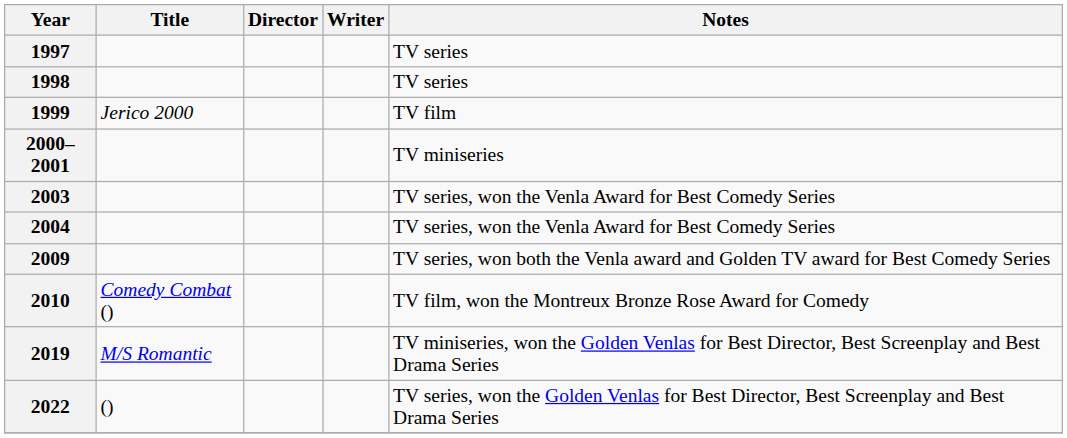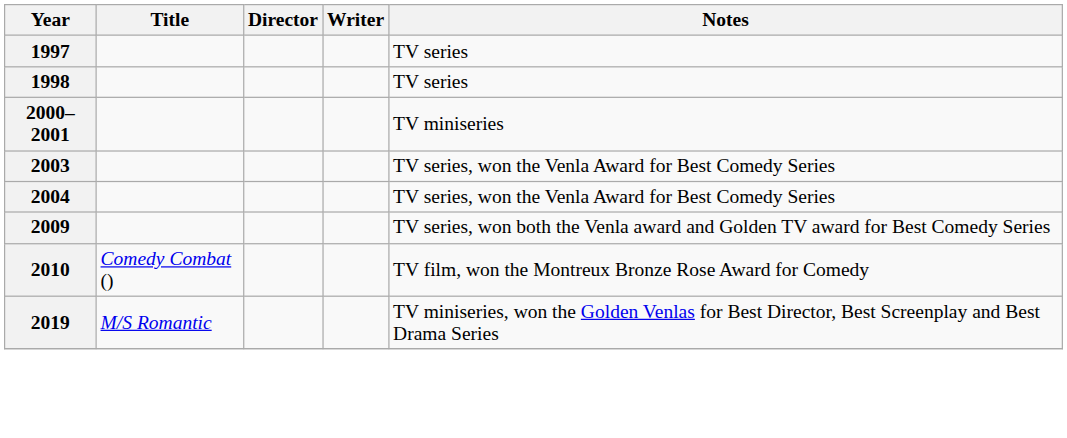- row: (50, 112)
- row: (50, 406)
